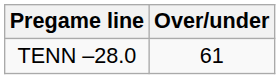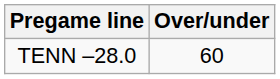(212, 55) 61 -> (212, 55) 60
